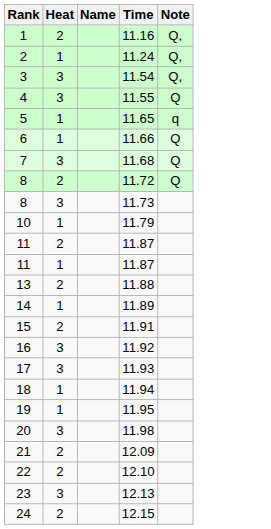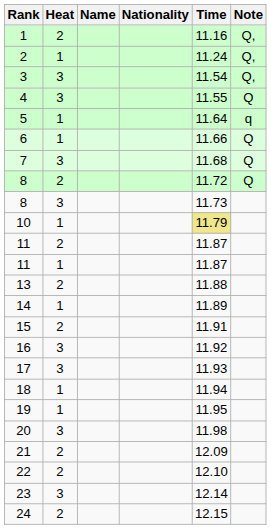+ column: (155, 14)
(138, 118) 11.65 -> (211, 118) 11.64
(138, 222) no background -> (211, 222) khaki background
(138, 493) 12.13 -> (211, 493) 12.14
